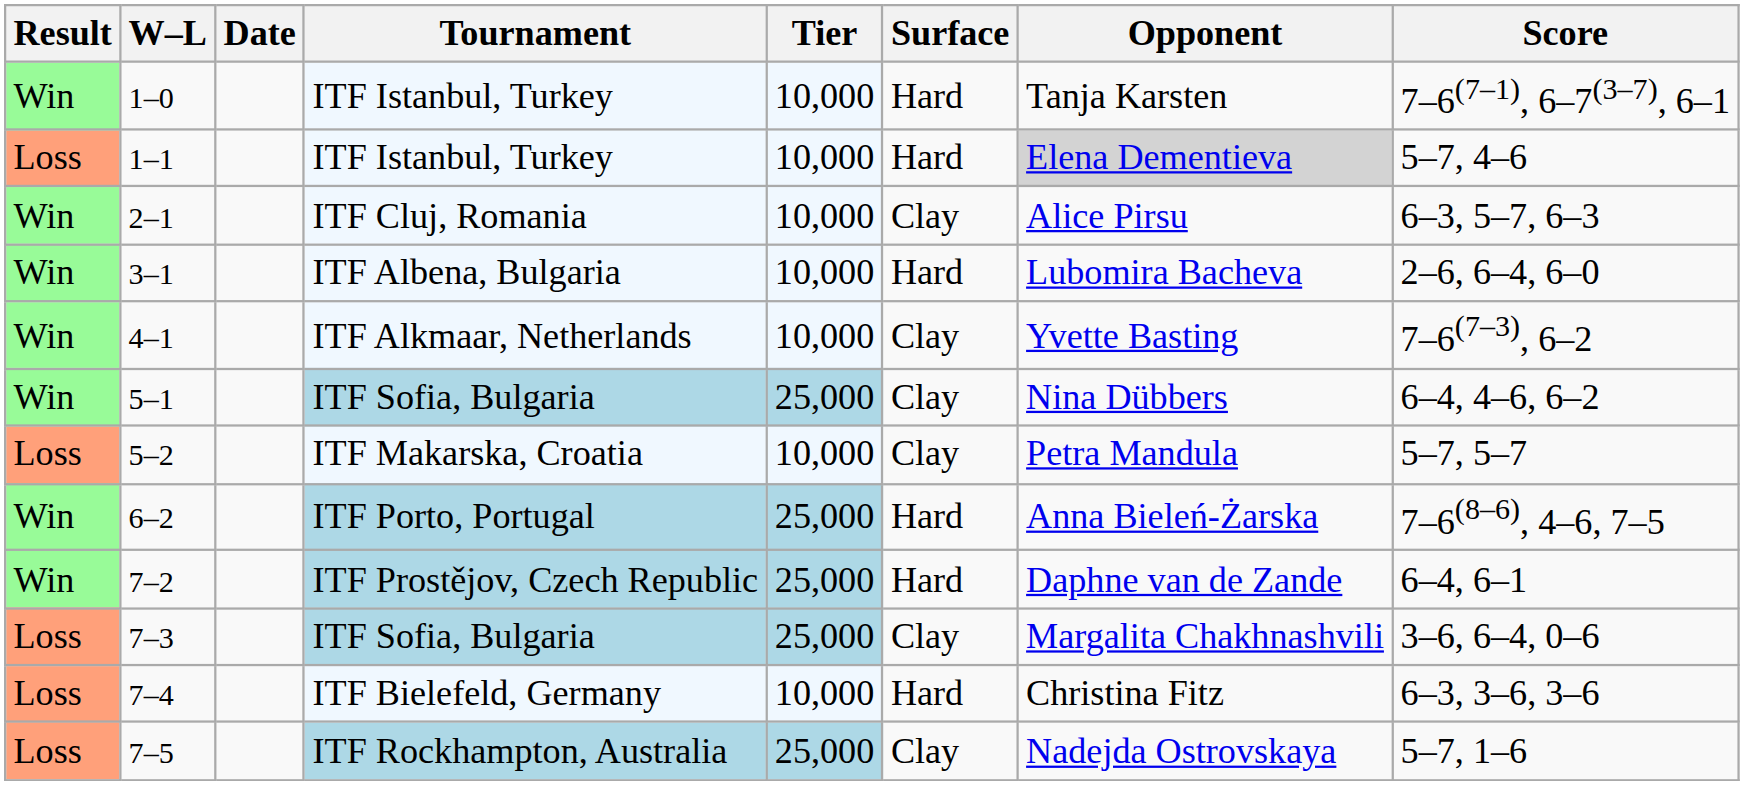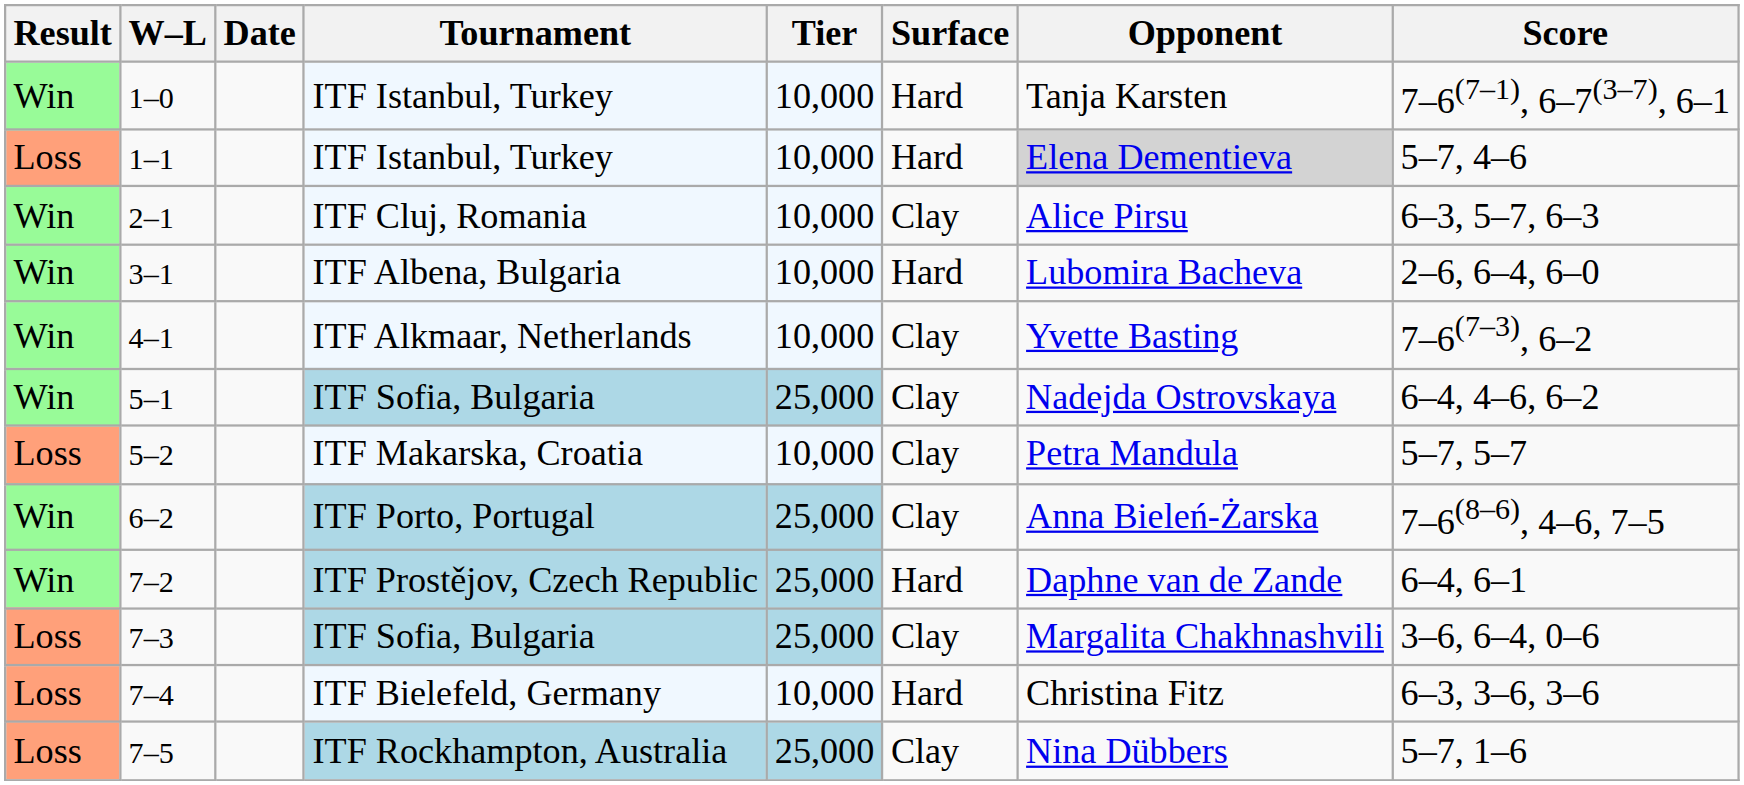(1127, 396) Nina Dübbers -> (1181, 396) Nadejda Ostrovskaya
(927, 516) Hard -> (925, 516) Clay
(1181, 750) Nadejda Ostrovskaya -> (1127, 750) Nina Dübbers
